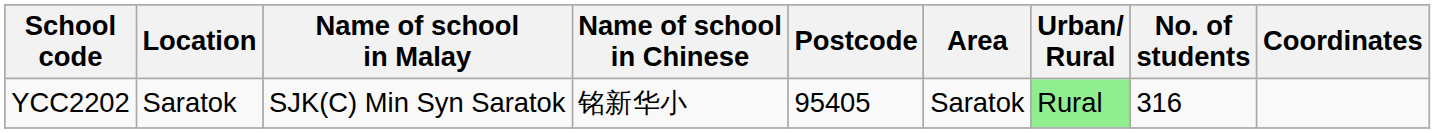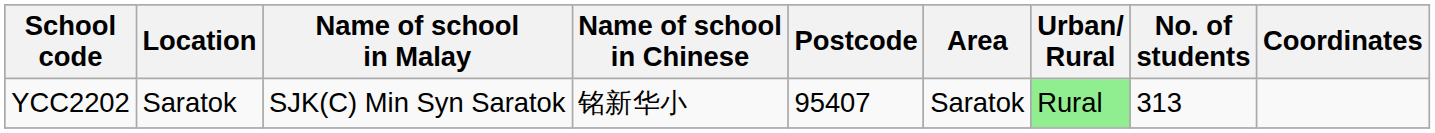(833, 102) 95405 -> (833, 102) 95407
(1159, 102) 316 -> (1159, 102) 313
